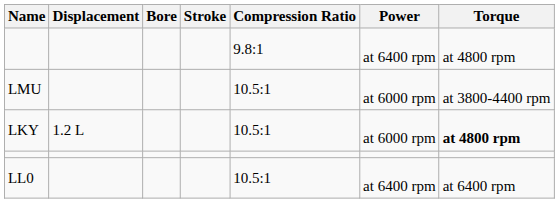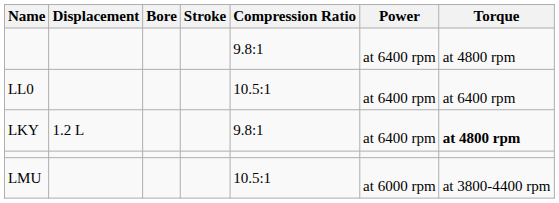rows swapped: (25, 89) <-> (21, 177)
(252, 130) 10.5:1 -> (248, 130) 9.8:1
(399, 138) at 6000 rpm -> (399, 138) at 6400 rpm
